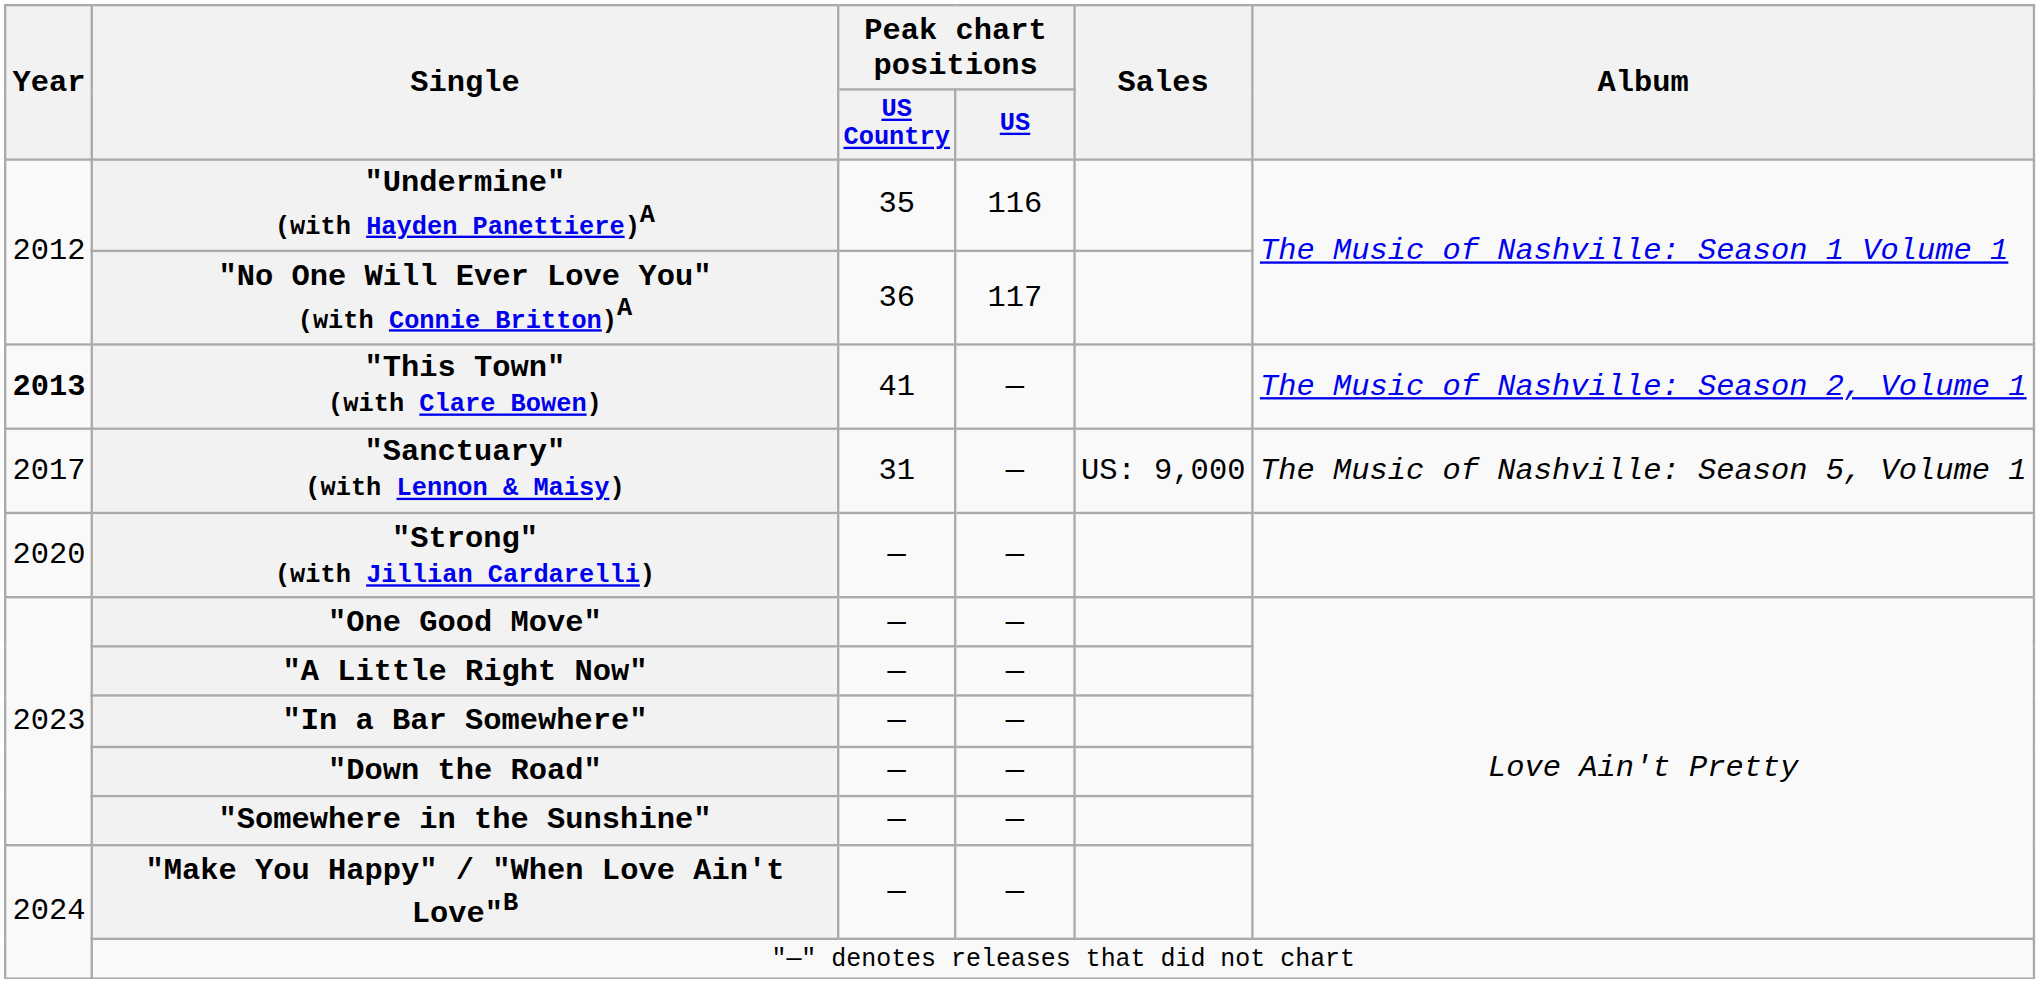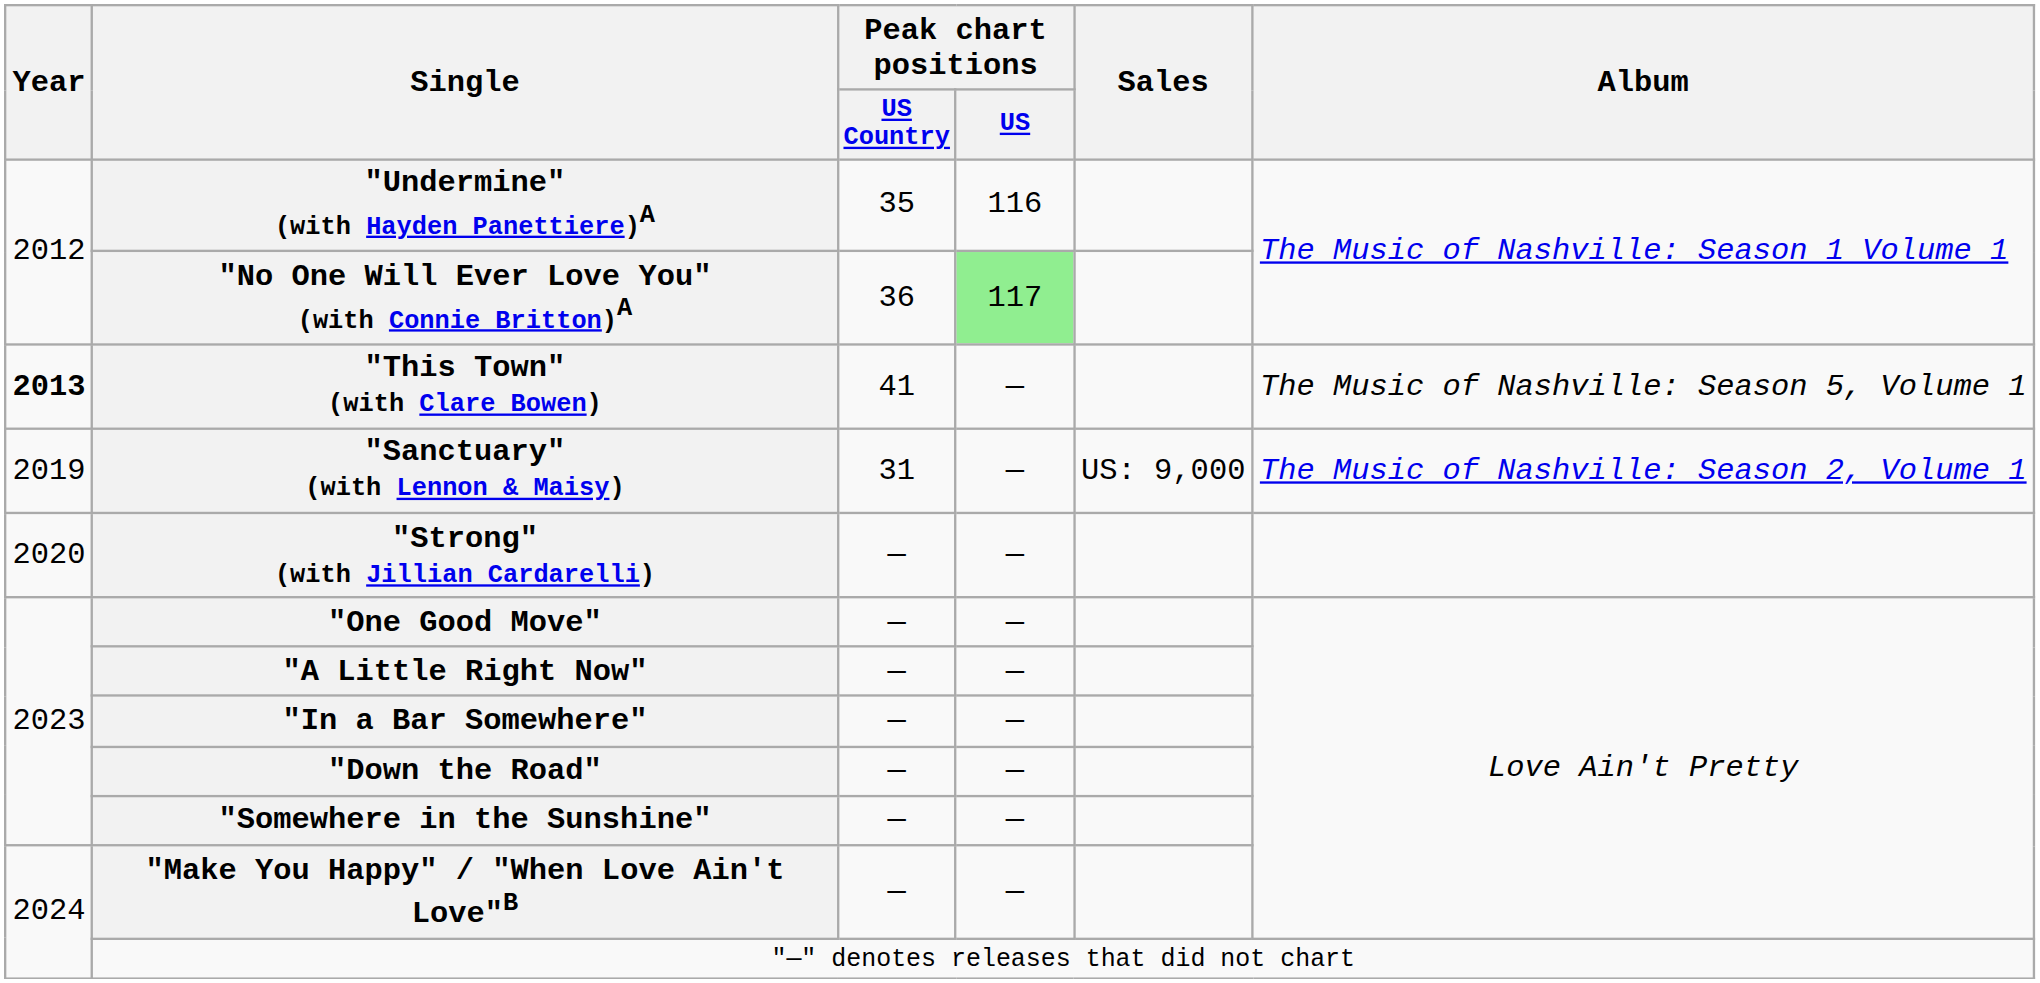(1015, 297) no background -> (1015, 297) lightgreen background
(1643, 386) The Music of Nashville: Season 2, Volume 1 -> (1643, 386) The Music of Nashville: Season 5, Volume 1
(49, 470) 2017 -> (49, 470) 2019
(1643, 470) The Music of Nashville: Season 5, Volume 1 -> (1643, 470) The Music of Nashville: Season 2, Volume 1
